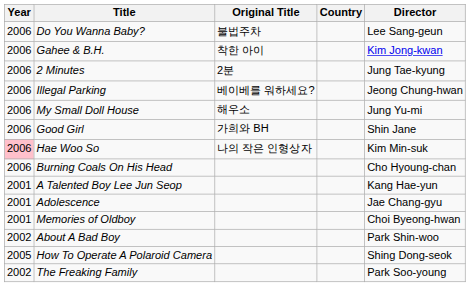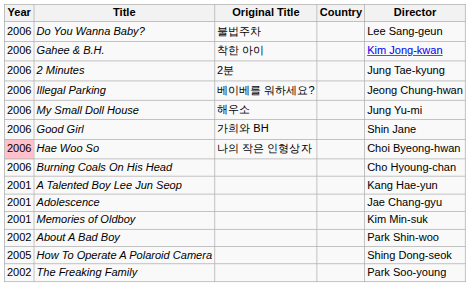(398, 149) Kim Min-suk -> (414, 149) Choi Byeong-hwan
(414, 220) Choi Byeong-hwan -> (398, 220) Kim Min-suk
